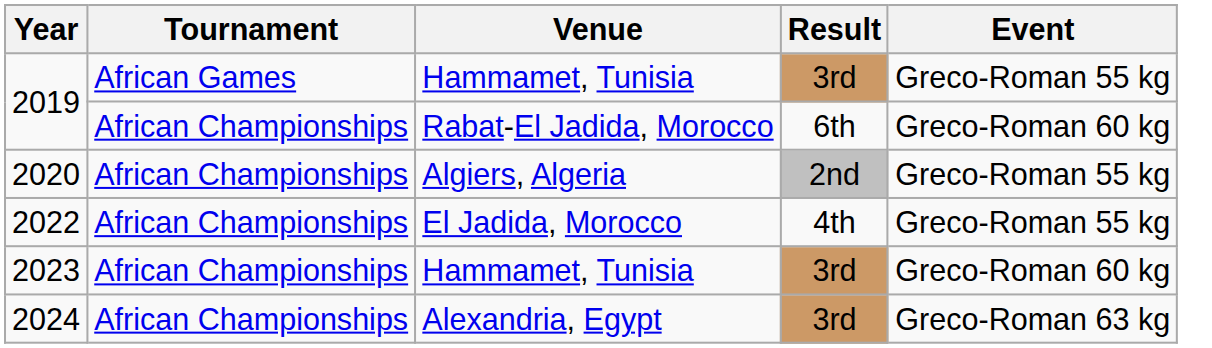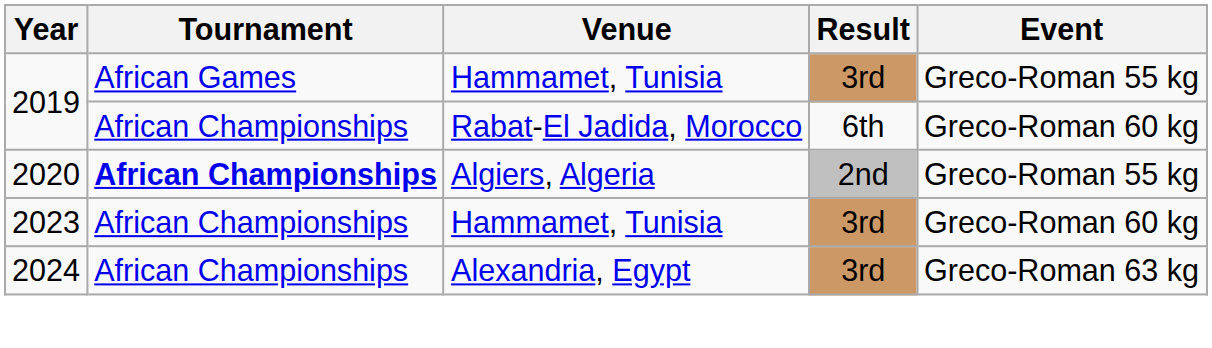(251, 174) normal -> (266, 174) bold
- row: (46, 223)
